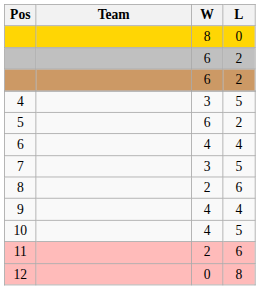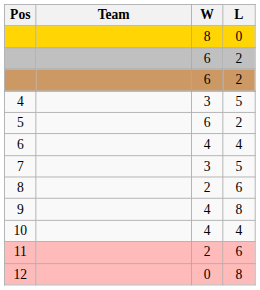(239, 209) 4 -> (239, 209) 8
(239, 230) 5 -> (239, 230) 4
